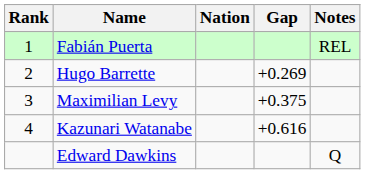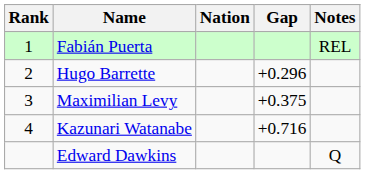(282, 73) +0.269 -> (282, 73) +0.296
(282, 127) +0.616 -> (282, 127) +0.716
